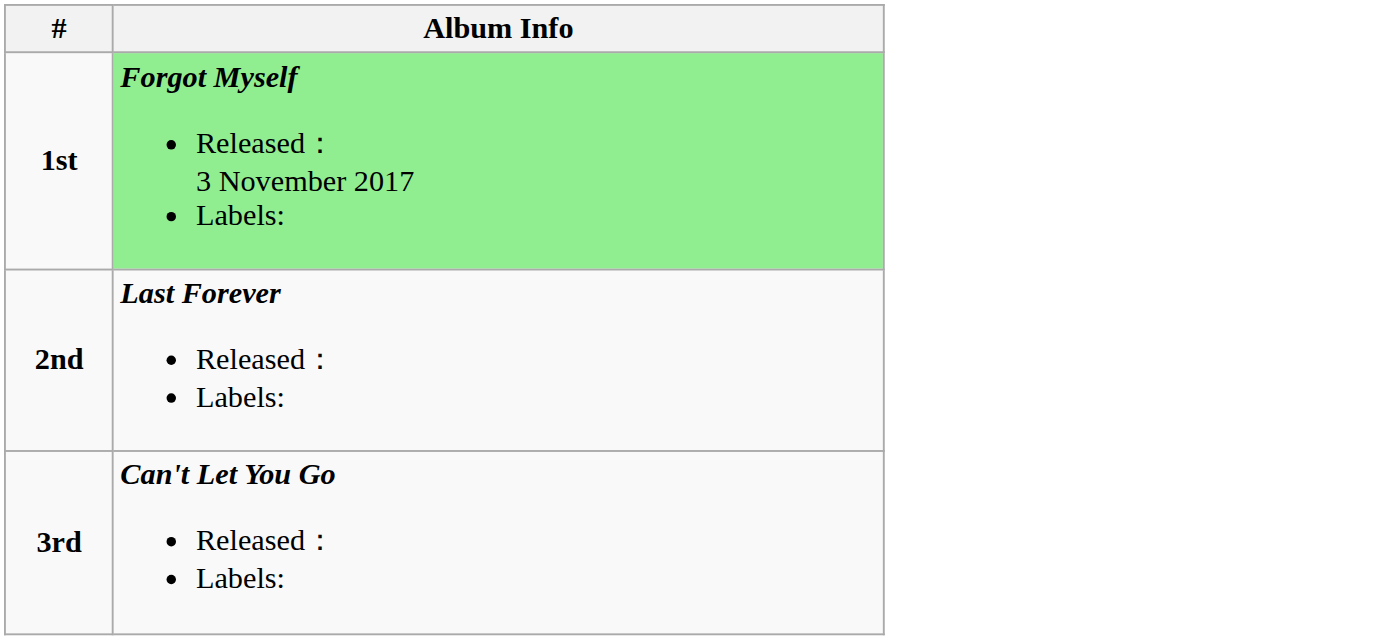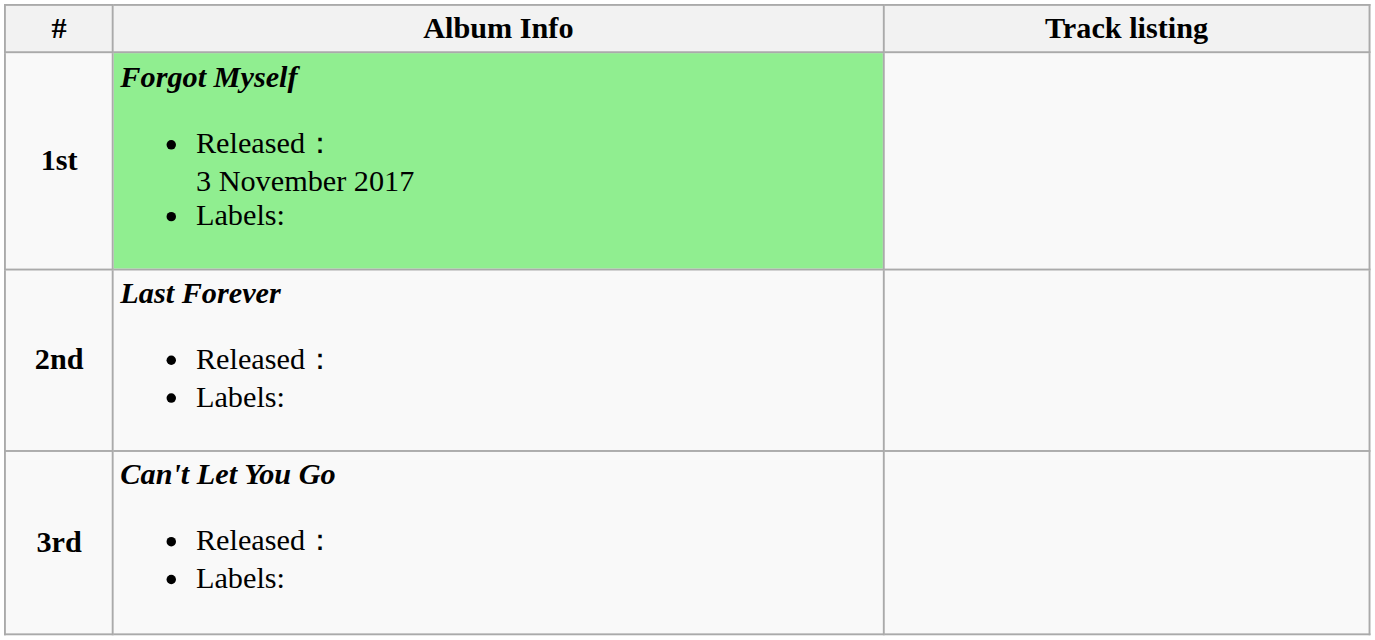+ column: (1127, 28)
